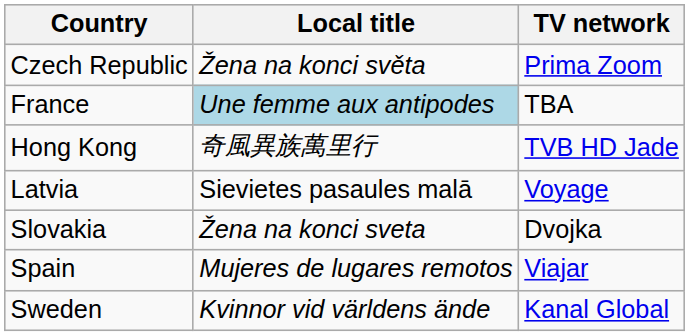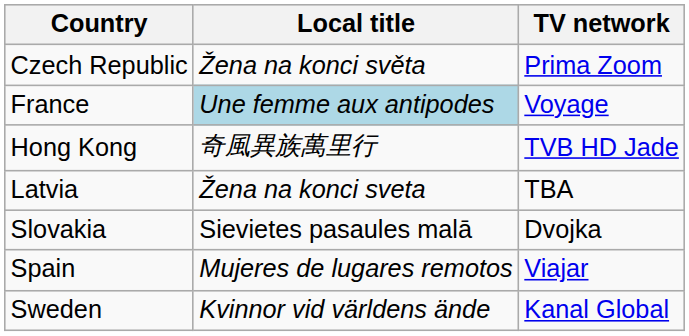(549, 104) TBA -> (566, 104) Voyage
(336, 189) Sievietes pasaules malā -> (312, 189) Žena na konci sveta
(566, 189) Voyage -> (549, 189) TBA
(312, 229) Žena na konci sveta -> (336, 229) Sievietes pasaules malā
